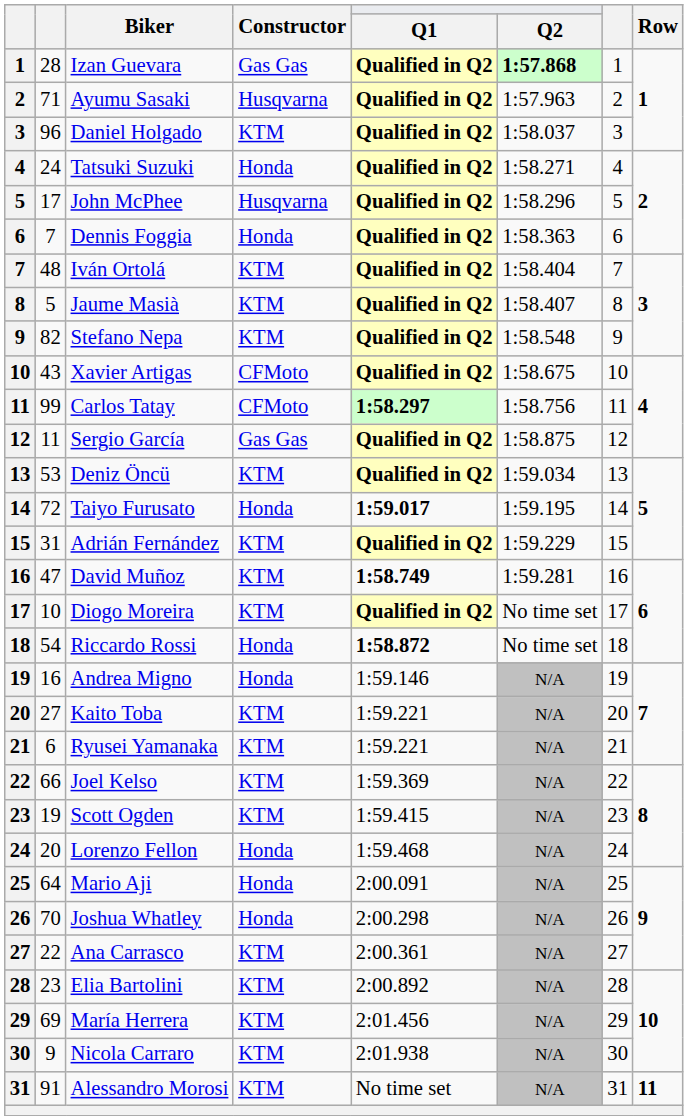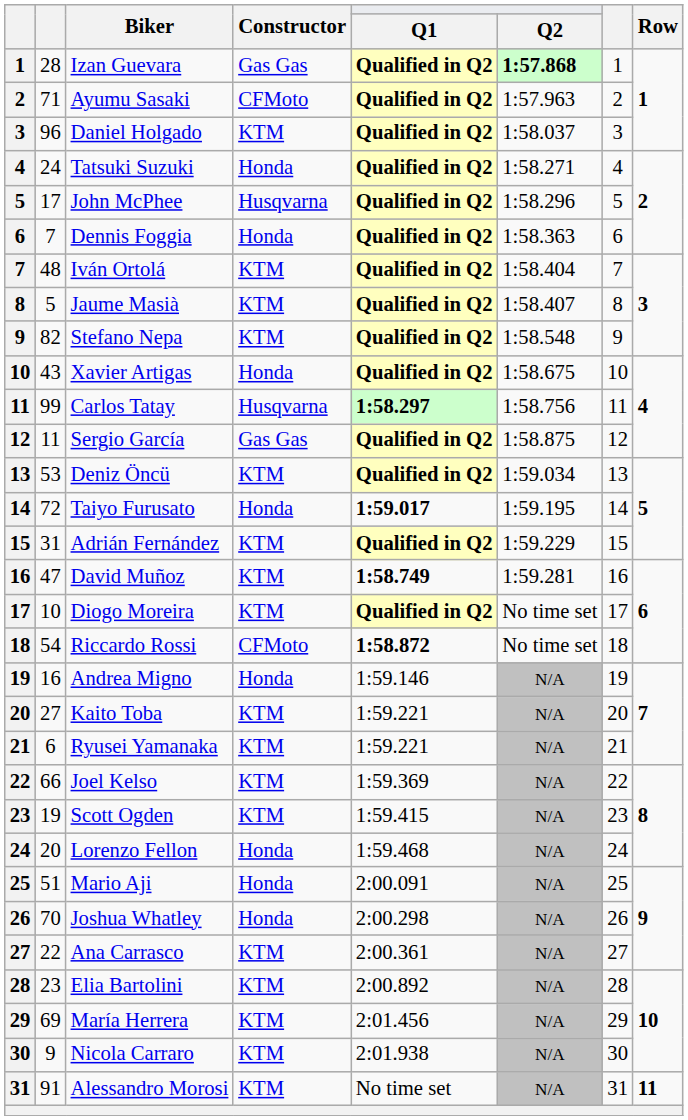(283, 99) Husqvarna -> (273, 99) CFMoto
(273, 371) CFMoto -> (266, 371) Honda
(273, 406) CFMoto -> (283, 406) Husqvarna
(266, 644) Honda -> (273, 644) CFMoto
(50, 883) 64 -> (50, 883) 51
